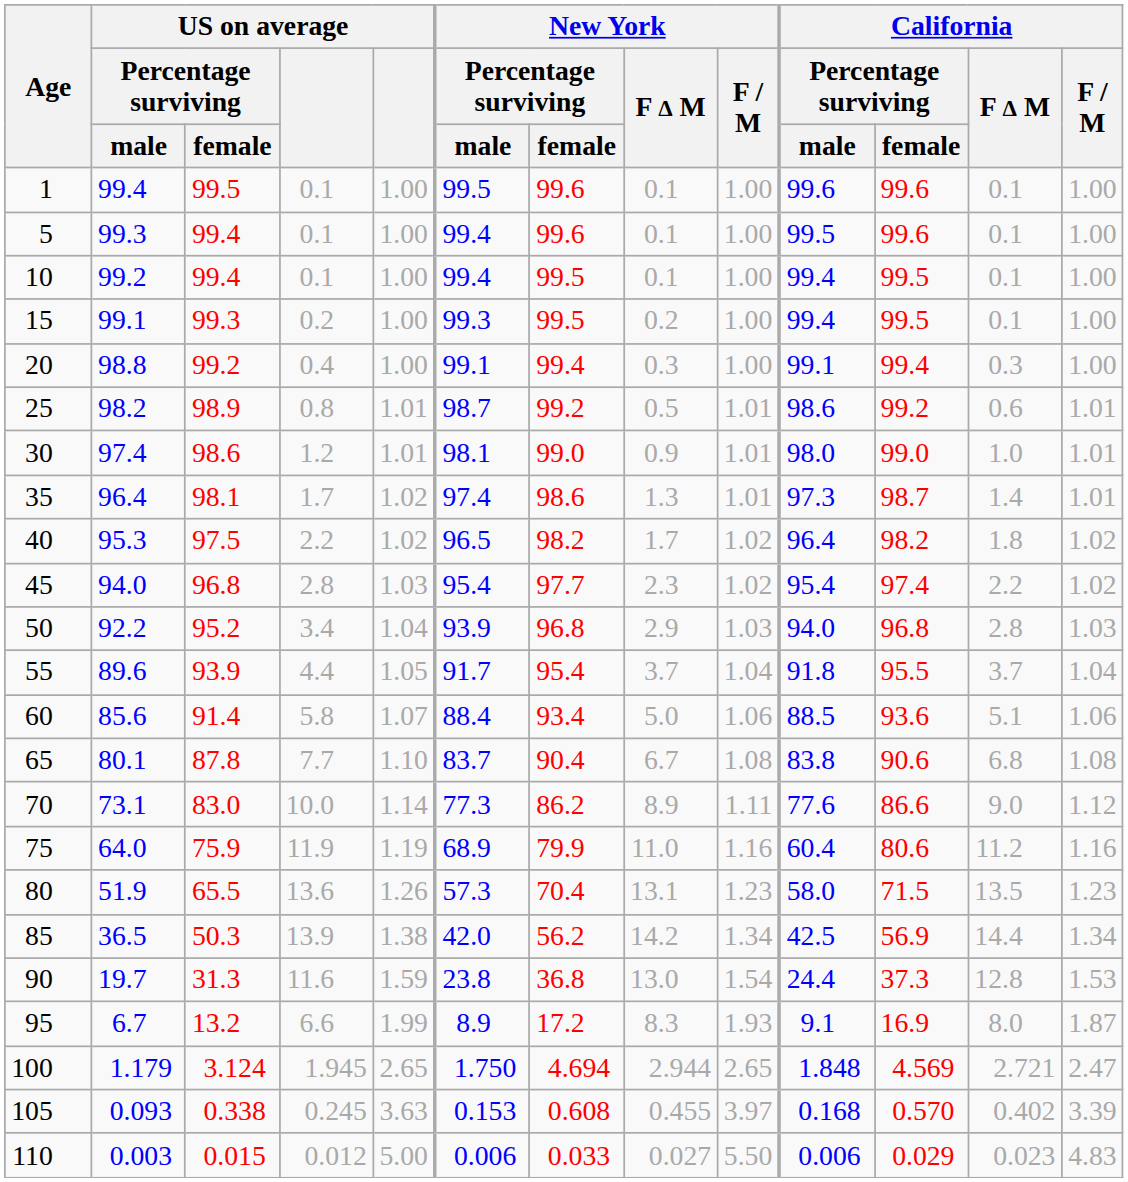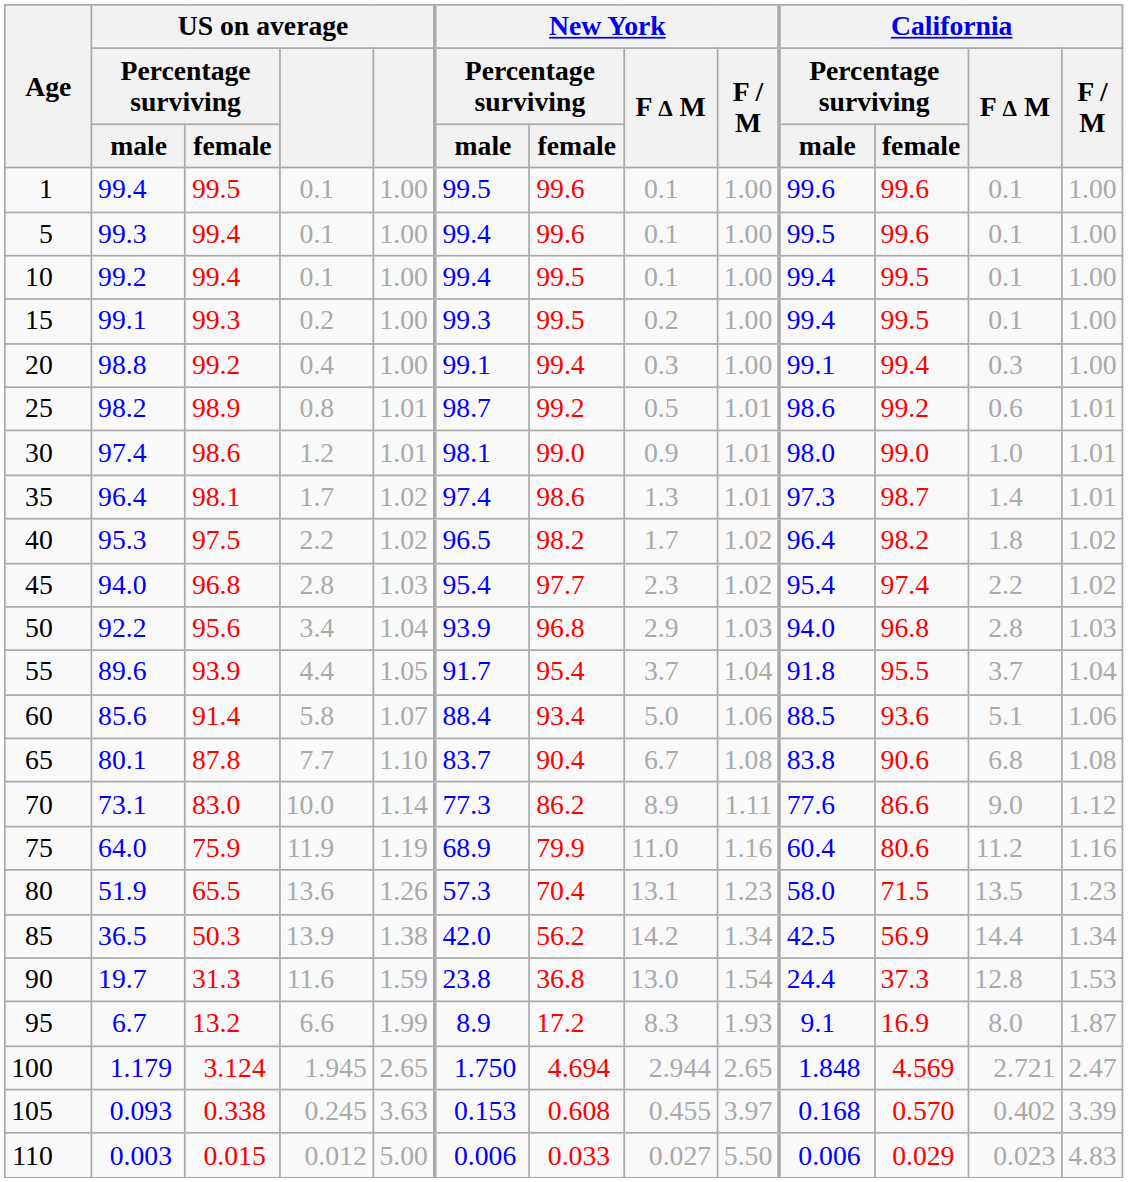(216, 628) 95.2 -> (216, 628) 95.6
